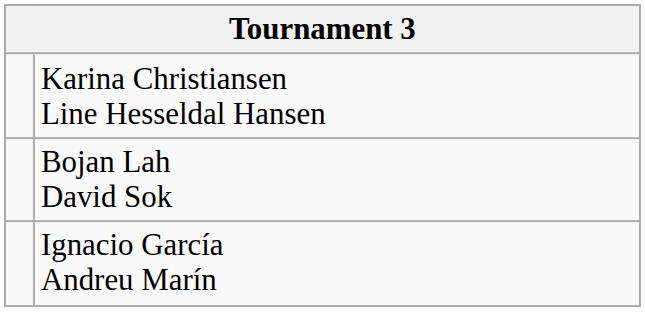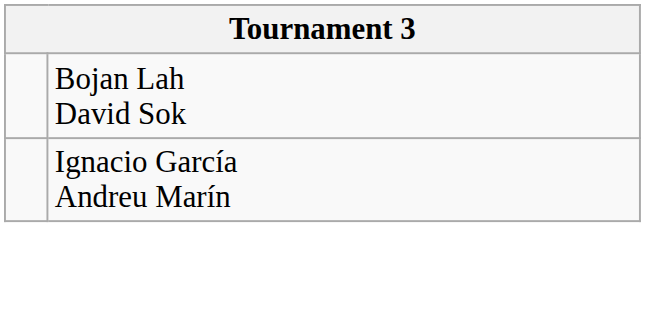- row: (183, 95)
